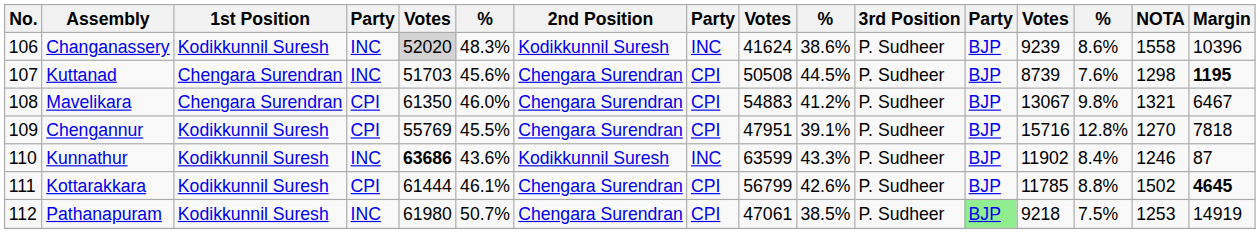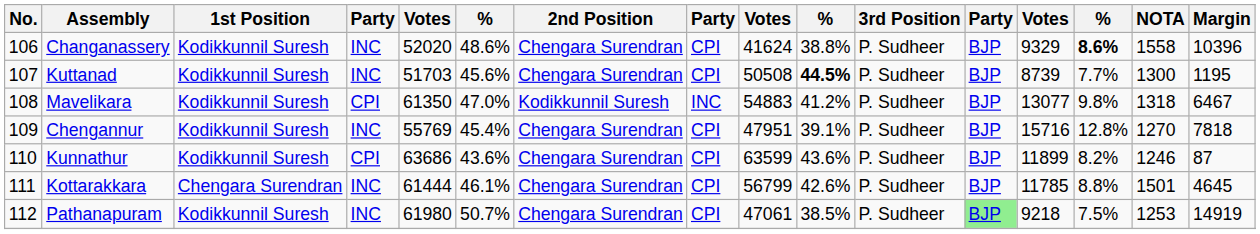(427, 47) lightgrey background -> (427, 47) no background
(485, 47) 48.3% -> (485, 47) 48.6%
(594, 47) Kodikkunnil Suresh -> (601, 47) Chengara Surendran
(706, 47) INC -> (706, 47) CPI
(825, 47) 38.6% -> (825, 47) 38.8%
(1040, 47) 9239 -> (1040, 47) 9329
(1098, 47) normal -> (1098, 47) bold
(260, 75) Chengara Surendran -> (253, 75) Kodikkunnil Suresh
(825, 75) normal -> (825, 75) bold
(1098, 75) 7.6% -> (1098, 75) 7.7%
(1156, 75) 1298 -> (1156, 75) 1300
(1212, 75) bold -> (1212, 75) normal
(260, 102) Chengara Surendran -> (253, 102) Kodikkunnil Suresh
(485, 102) 46.0% -> (485, 102) 47.0%
(601, 102) Chengara Surendran -> (594, 102) Kodikkunnil Suresh
(706, 102) CPI -> (706, 102) INC
(1045, 102) 13067 -> (1045, 102) 13077
(1156, 102) 1321 -> (1156, 102) 1318
(365, 130) CPI -> (366, 130) INC
(485, 130) 45.5% -> (485, 130) 45.4%
(366, 158) INC -> (365, 158) CPI
(427, 158) bold -> (427, 158) normal
(594, 158) Kodikkunnil Suresh -> (601, 158) Chengara Surendran
(706, 158) INC -> (706, 158) CPI
(825, 158) 43.3% -> (825, 158) 43.6%
(1045, 158) 11902 -> (1045, 158) 11899
(1098, 158) 8.4% -> (1098, 158) 8.2%
(253, 186) Kodikkunnil Suresh -> (260, 186) Chengara Surendran
(365, 186) CPI -> (366, 186) INC
(1156, 186) 1502 -> (1156, 186) 1501
(1213, 186) bold -> (1213, 186) normal
